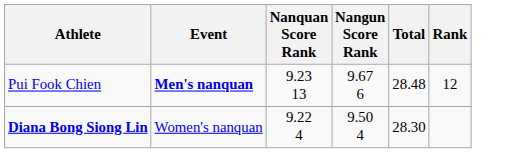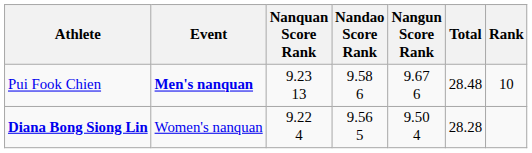+ column: (360, 34)
(450, 85) 12 -> (506, 85) 10
(409, 127) 28.30 -> (465, 127) 28.28
